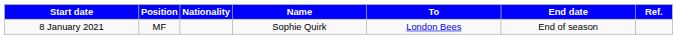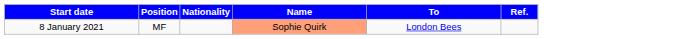- column: (568, 12)
(299, 27) no background -> (299, 27) lightsalmon background
